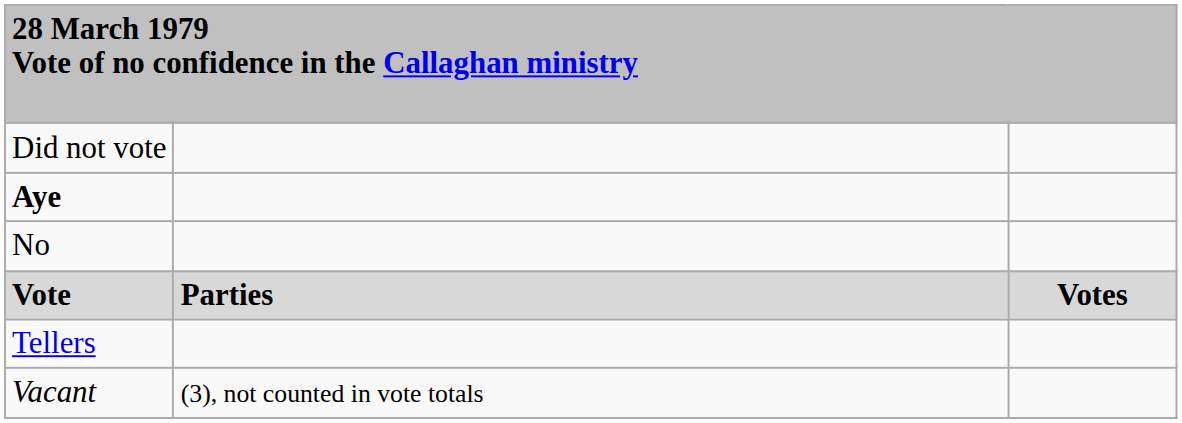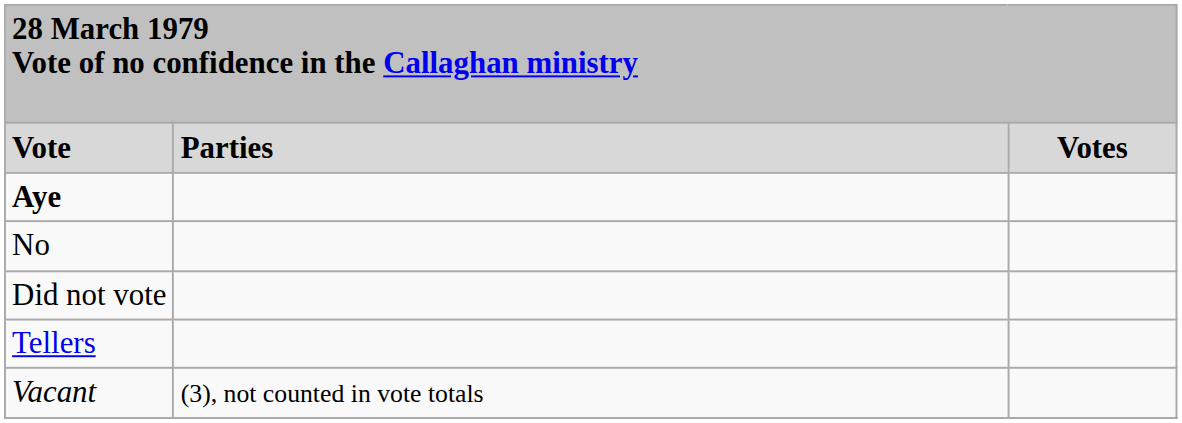rows swapped: (42, 294) <-> (89, 147)
